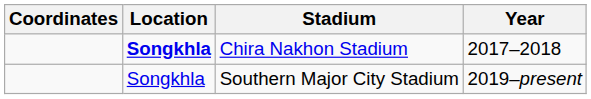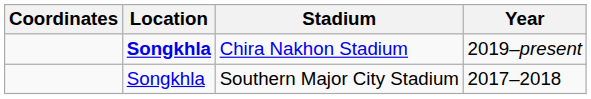(514, 49) 2017–2018 -> (525, 49) 2019–present
(525, 78) 2019–present -> (514, 78) 2017–2018
